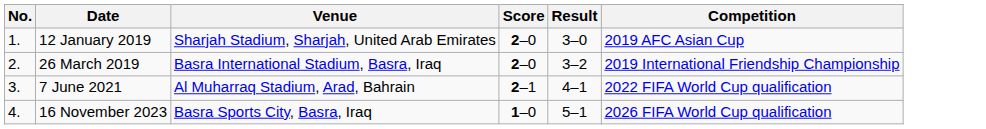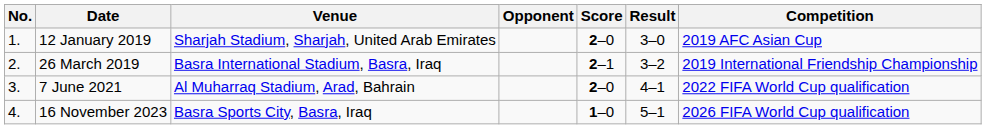+ column: (538, 16)
(524, 64) 2–0 -> (602, 64) 2–1
(524, 87) 2–1 -> (602, 87) 2–0
